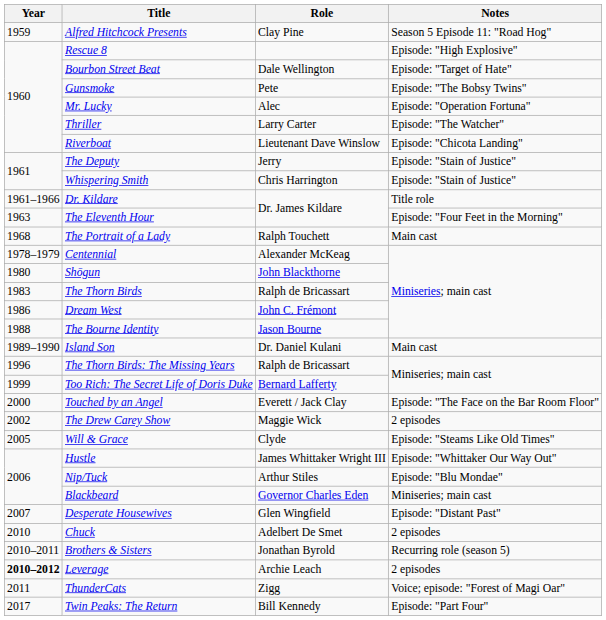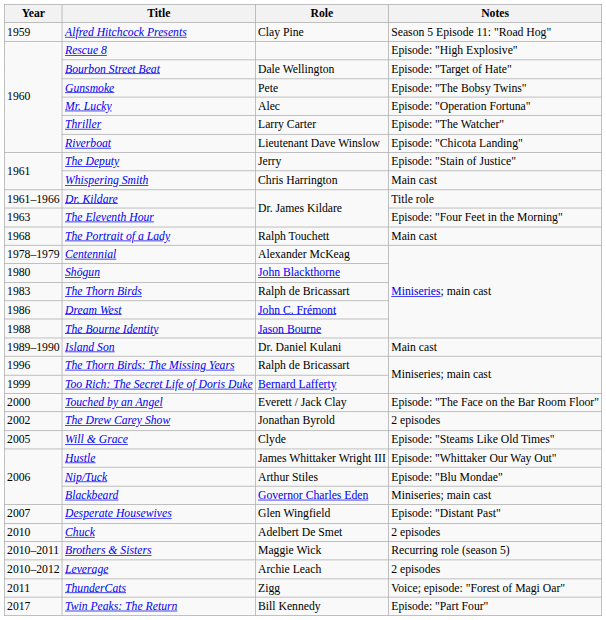(454, 180) Episode: "Stain of Justice" -> (414, 180) Main cast
(290, 421) Maggie Wick -> (296, 421) Jonathan Byrold
(296, 550) Jonathan Byrold -> (290, 550) Maggie Wick
(33, 569) bold -> (33, 569) normal
